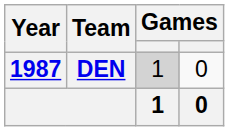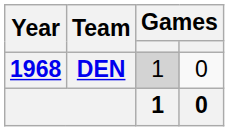(36, 69) 1987 -> (36, 69) 1968
